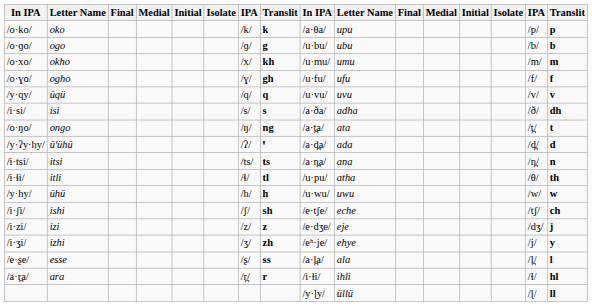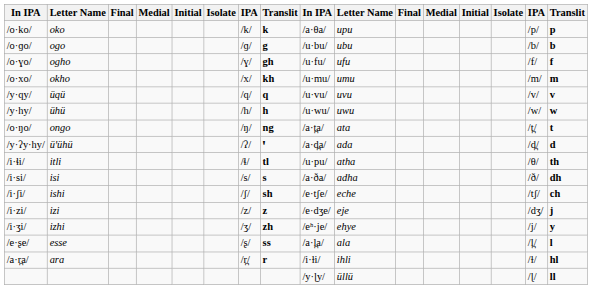rows swapped: (19, 62) <-> (19, 78)
rows swapped: (19, 194) <-> (16, 111)
- row: (18, 161)
